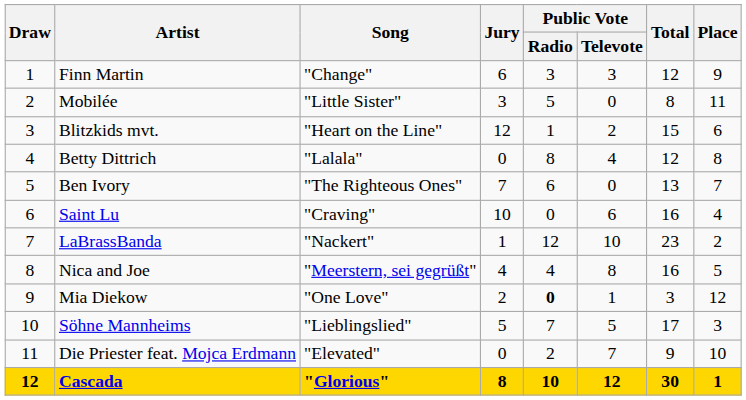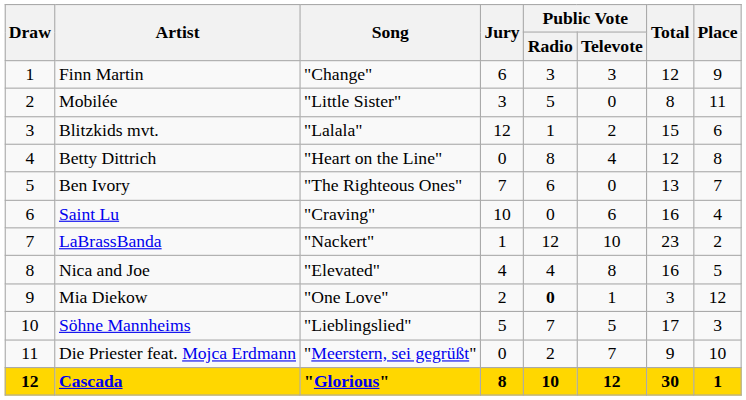(373, 130) "Heart on the Line" -> (333, 130) "Lalala"
(333, 158) "Lalala" -> (373, 158) "Heart on the Line"
(390, 269) "Meerstern, sei gegrüßt" -> (342, 269) "Elevated"
(342, 353) "Elevated" -> (390, 353) "Meerstern, sei gegrüßt"
